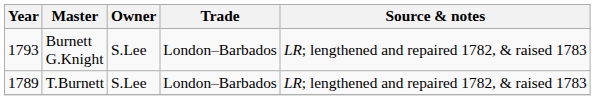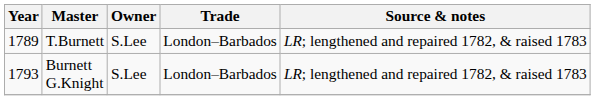rows swapped: (75, 82) <-> (75, 49)
